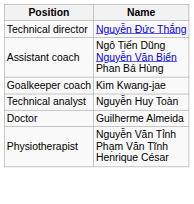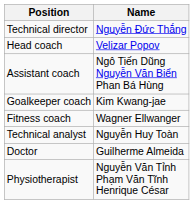+ row: (34, 45)
+ row: (39, 118)
